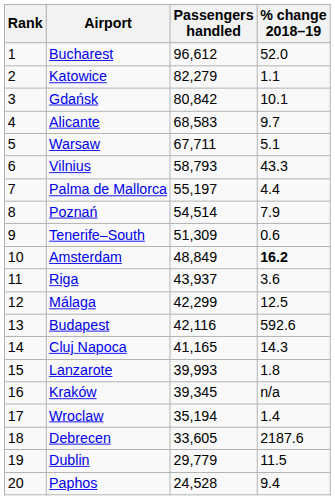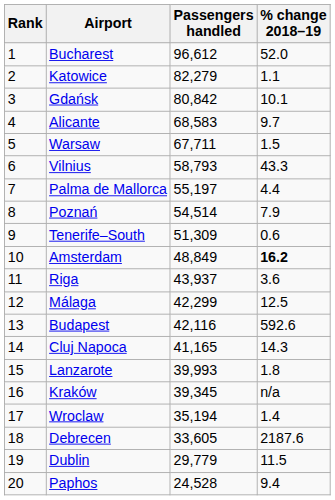(270, 144) 5.1 -> (270, 144) 1.5
